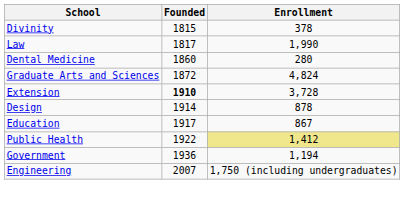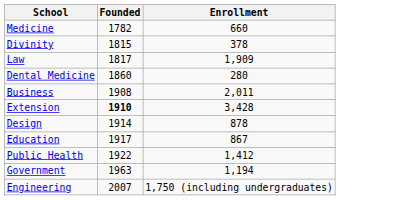+ row: (30, 28)
(304, 44) 1,990 -> (239, 60) 1,909
- row: (83, 76)
+ row: (30, 92)
(304, 92) 3,728 -> (239, 108) 3,428
(304, 139) khaki background -> (239, 155) no background
(185, 155) 1936 -> (120, 171) 1963
